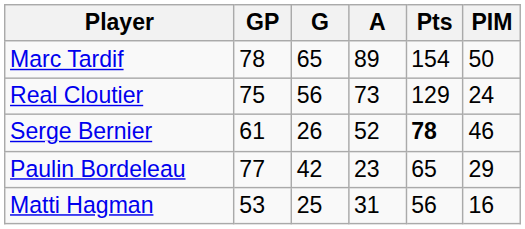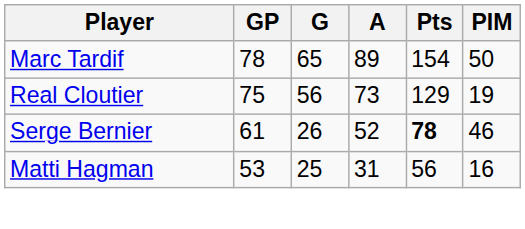(481, 95) 24 -> (481, 95) 19
- row: (98, 168)
